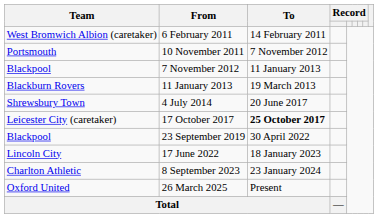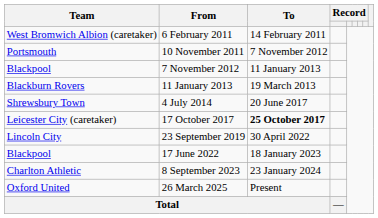(29, 136) Blackpool -> (34, 136) Lincoln City
(34, 153) Lincoln City -> (29, 153) Blackpool
